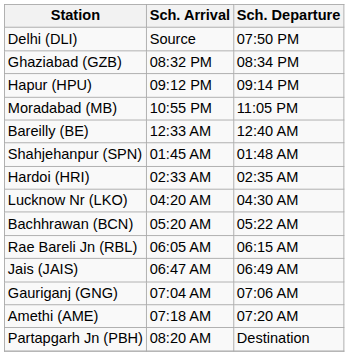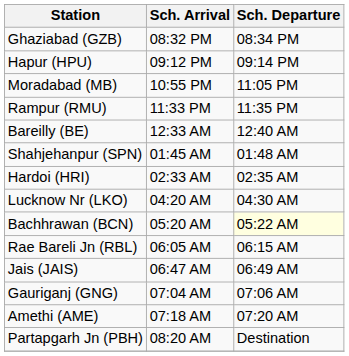- row: (43, 39)
+ row: (57, 108)
(268, 223) no background -> (268, 223) lightyellow background
